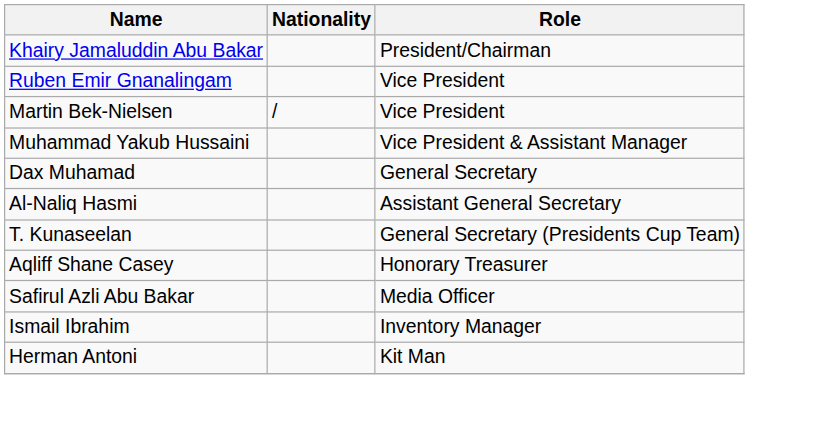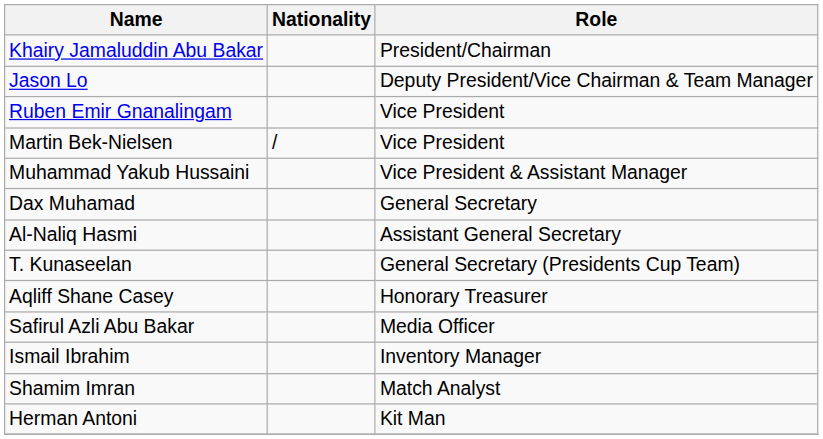+ row: (48, 81)
+ row: (72, 388)
